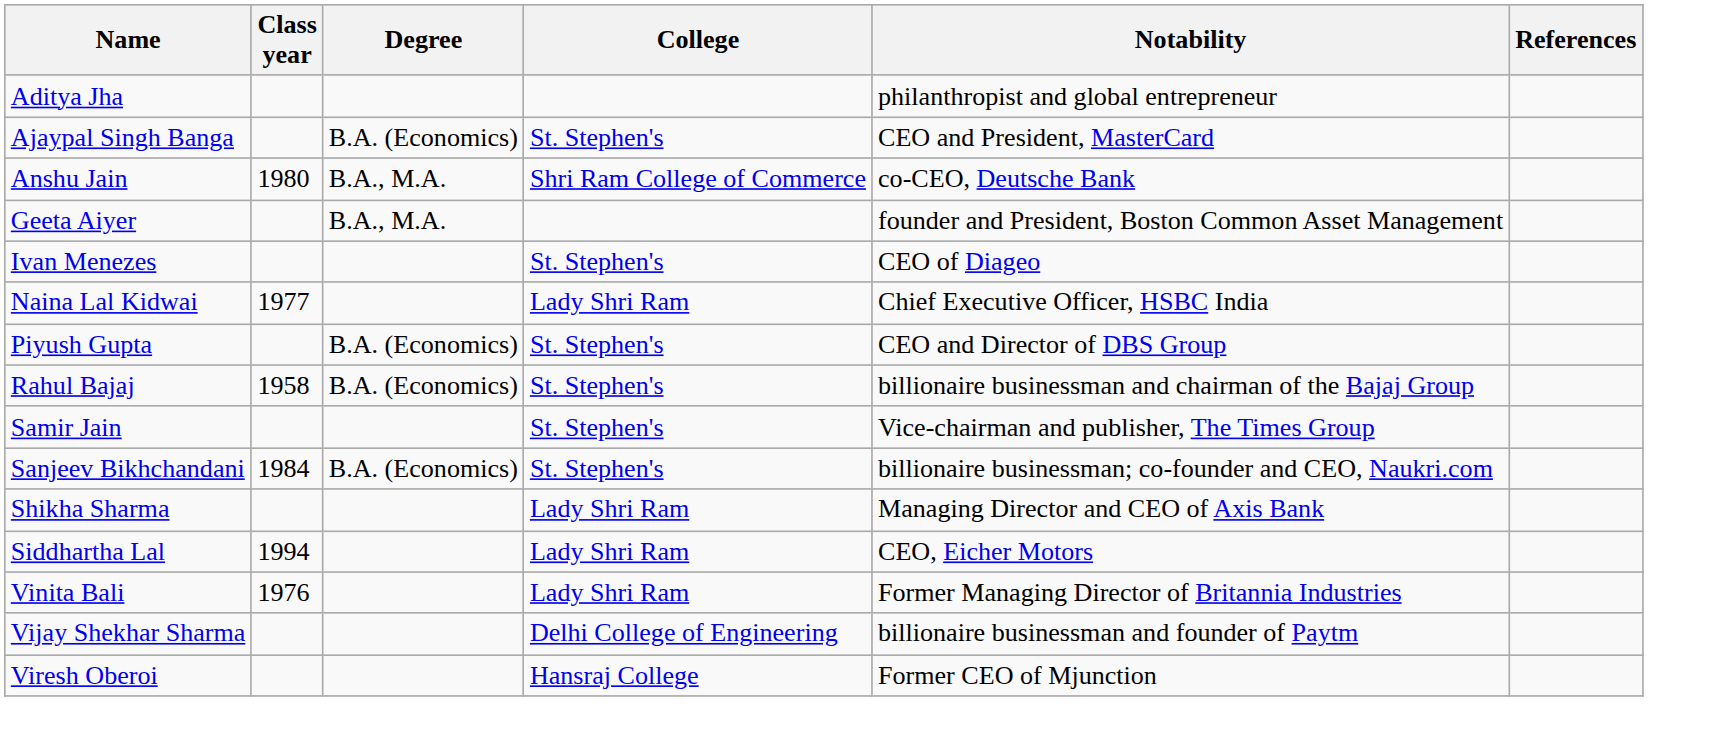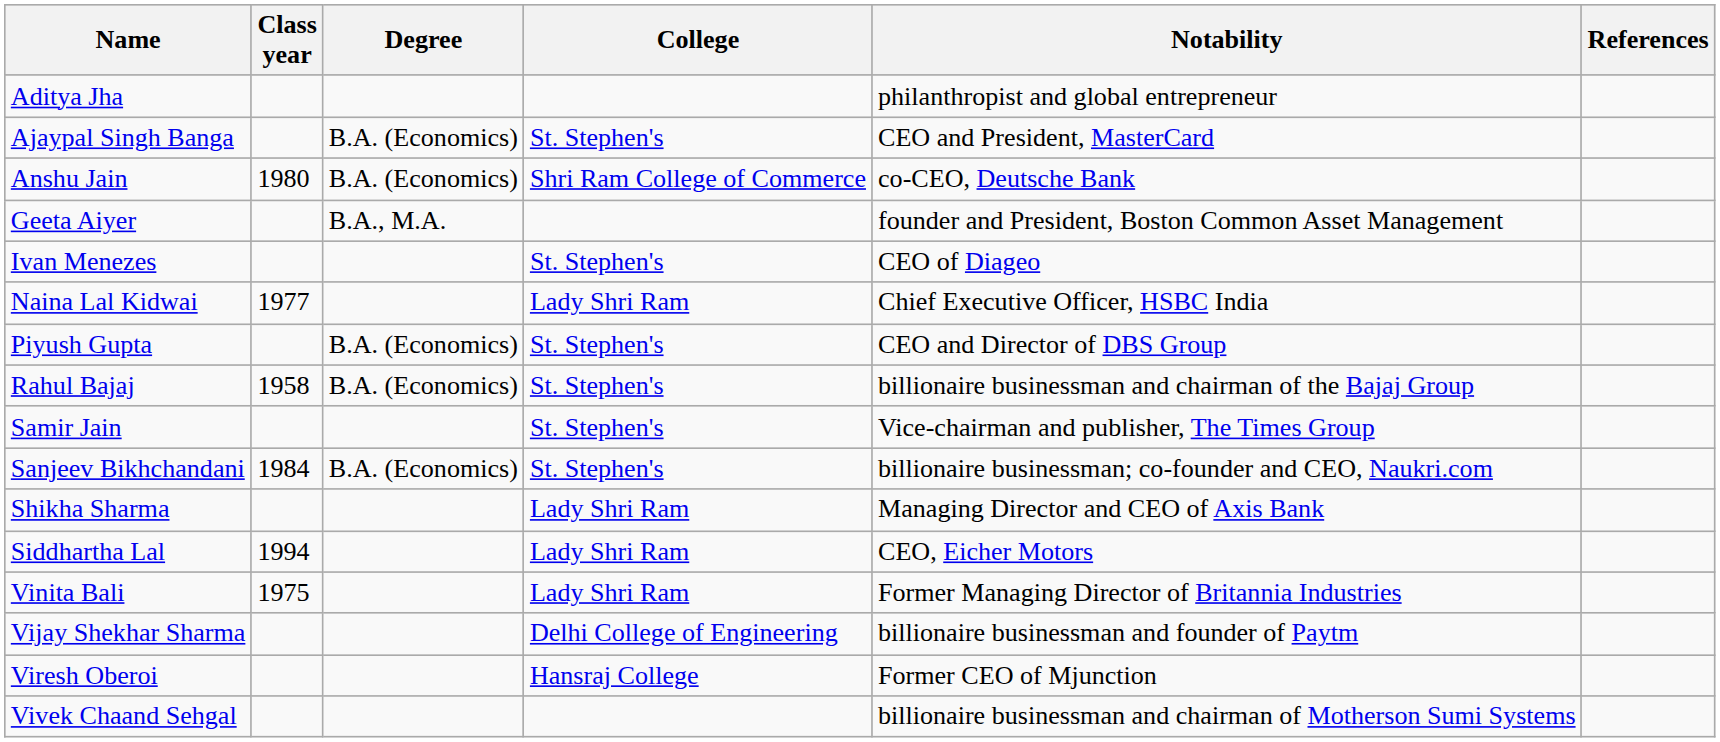(388, 178) B.A., M.A. -> (423, 178) B.A. (Economics)
(283, 592) 1976 -> (283, 592) 1975
+ row: (124, 716)
